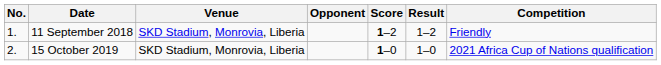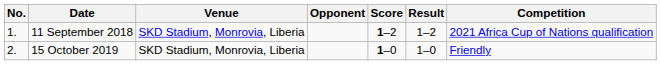(470, 32) Friendly -> (551, 32) 2021 Africa Cup of Nations qualification
(551, 50) 2021 Africa Cup of Nations qualification -> (470, 50) Friendly
